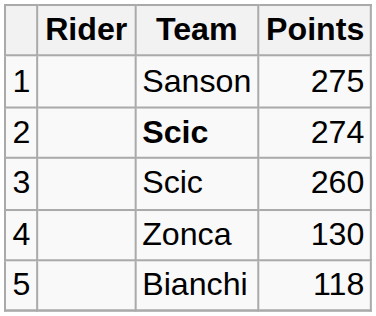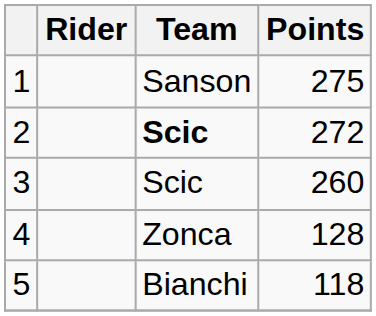(338, 132) 274 -> (338, 132) 272
(338, 234) 130 -> (338, 234) 128
